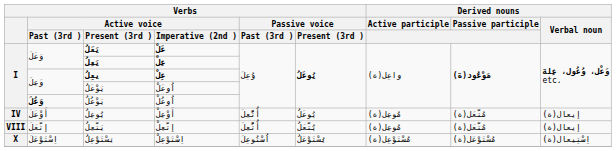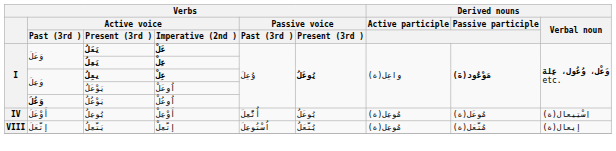(469, 114) مُتَّعَل(ة) -> (469, 114) مُوعَل(ة)
(562, 114) إيعال(ة) -> (566, 114) اِسْتِيعال(ة)
(250, 127) أُتُّعِلَ -> (255, 127) اُسْتُوعِلَ
- row: (100, 140)
